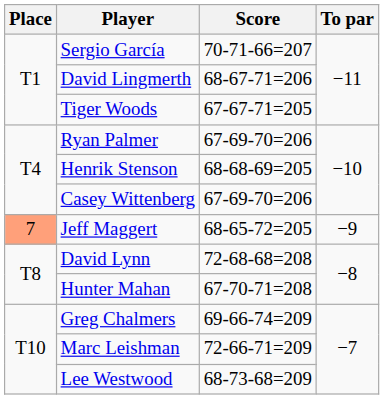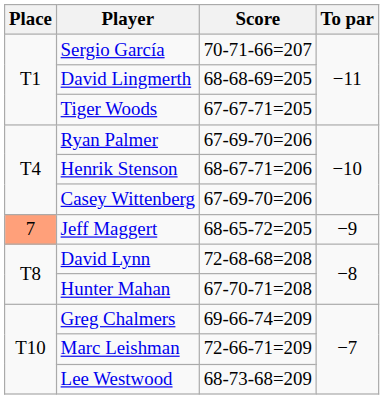(258, 79) 68-67-71=206 -> (258, 79) 68-68-69=205
(258, 169) 68-68-69=205 -> (258, 169) 68-67-71=206
